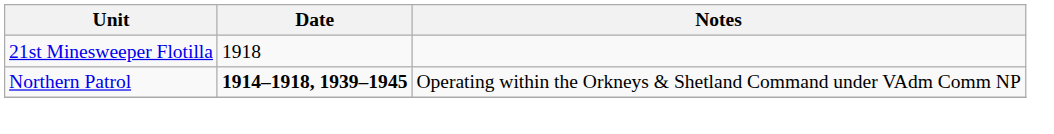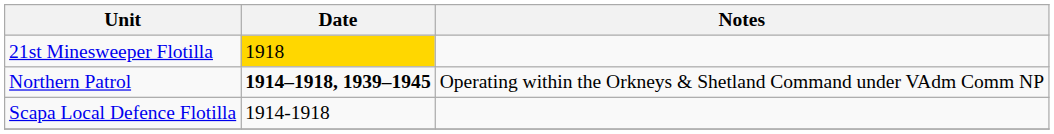(241, 50) no background -> (265, 50) gold background
+ row: (123, 112)
